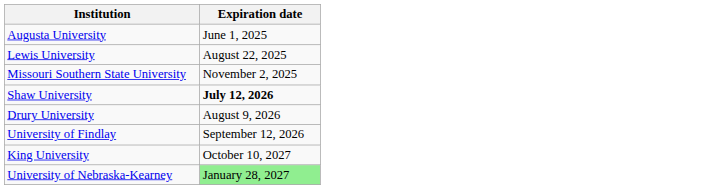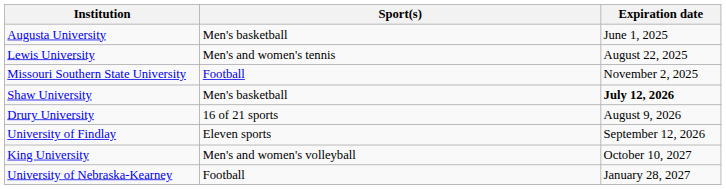+ column: (400, 14)
(246, 174) lightgreen background -> (647, 174) no background
